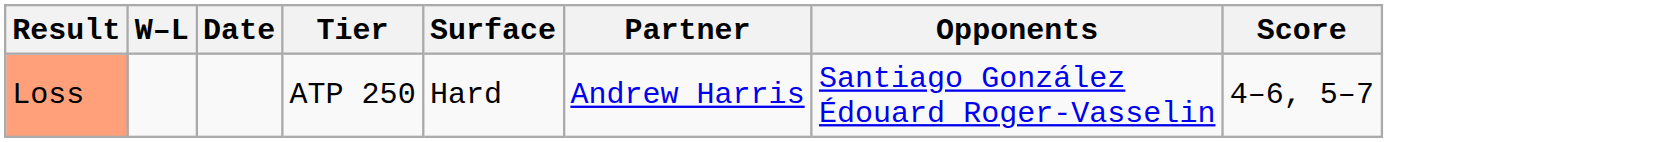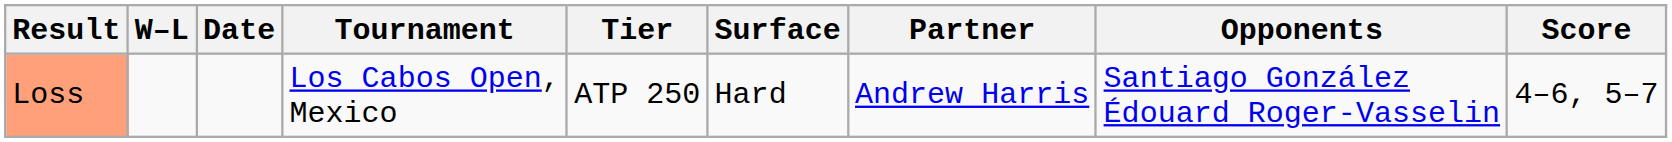+ column: (425, 30)
